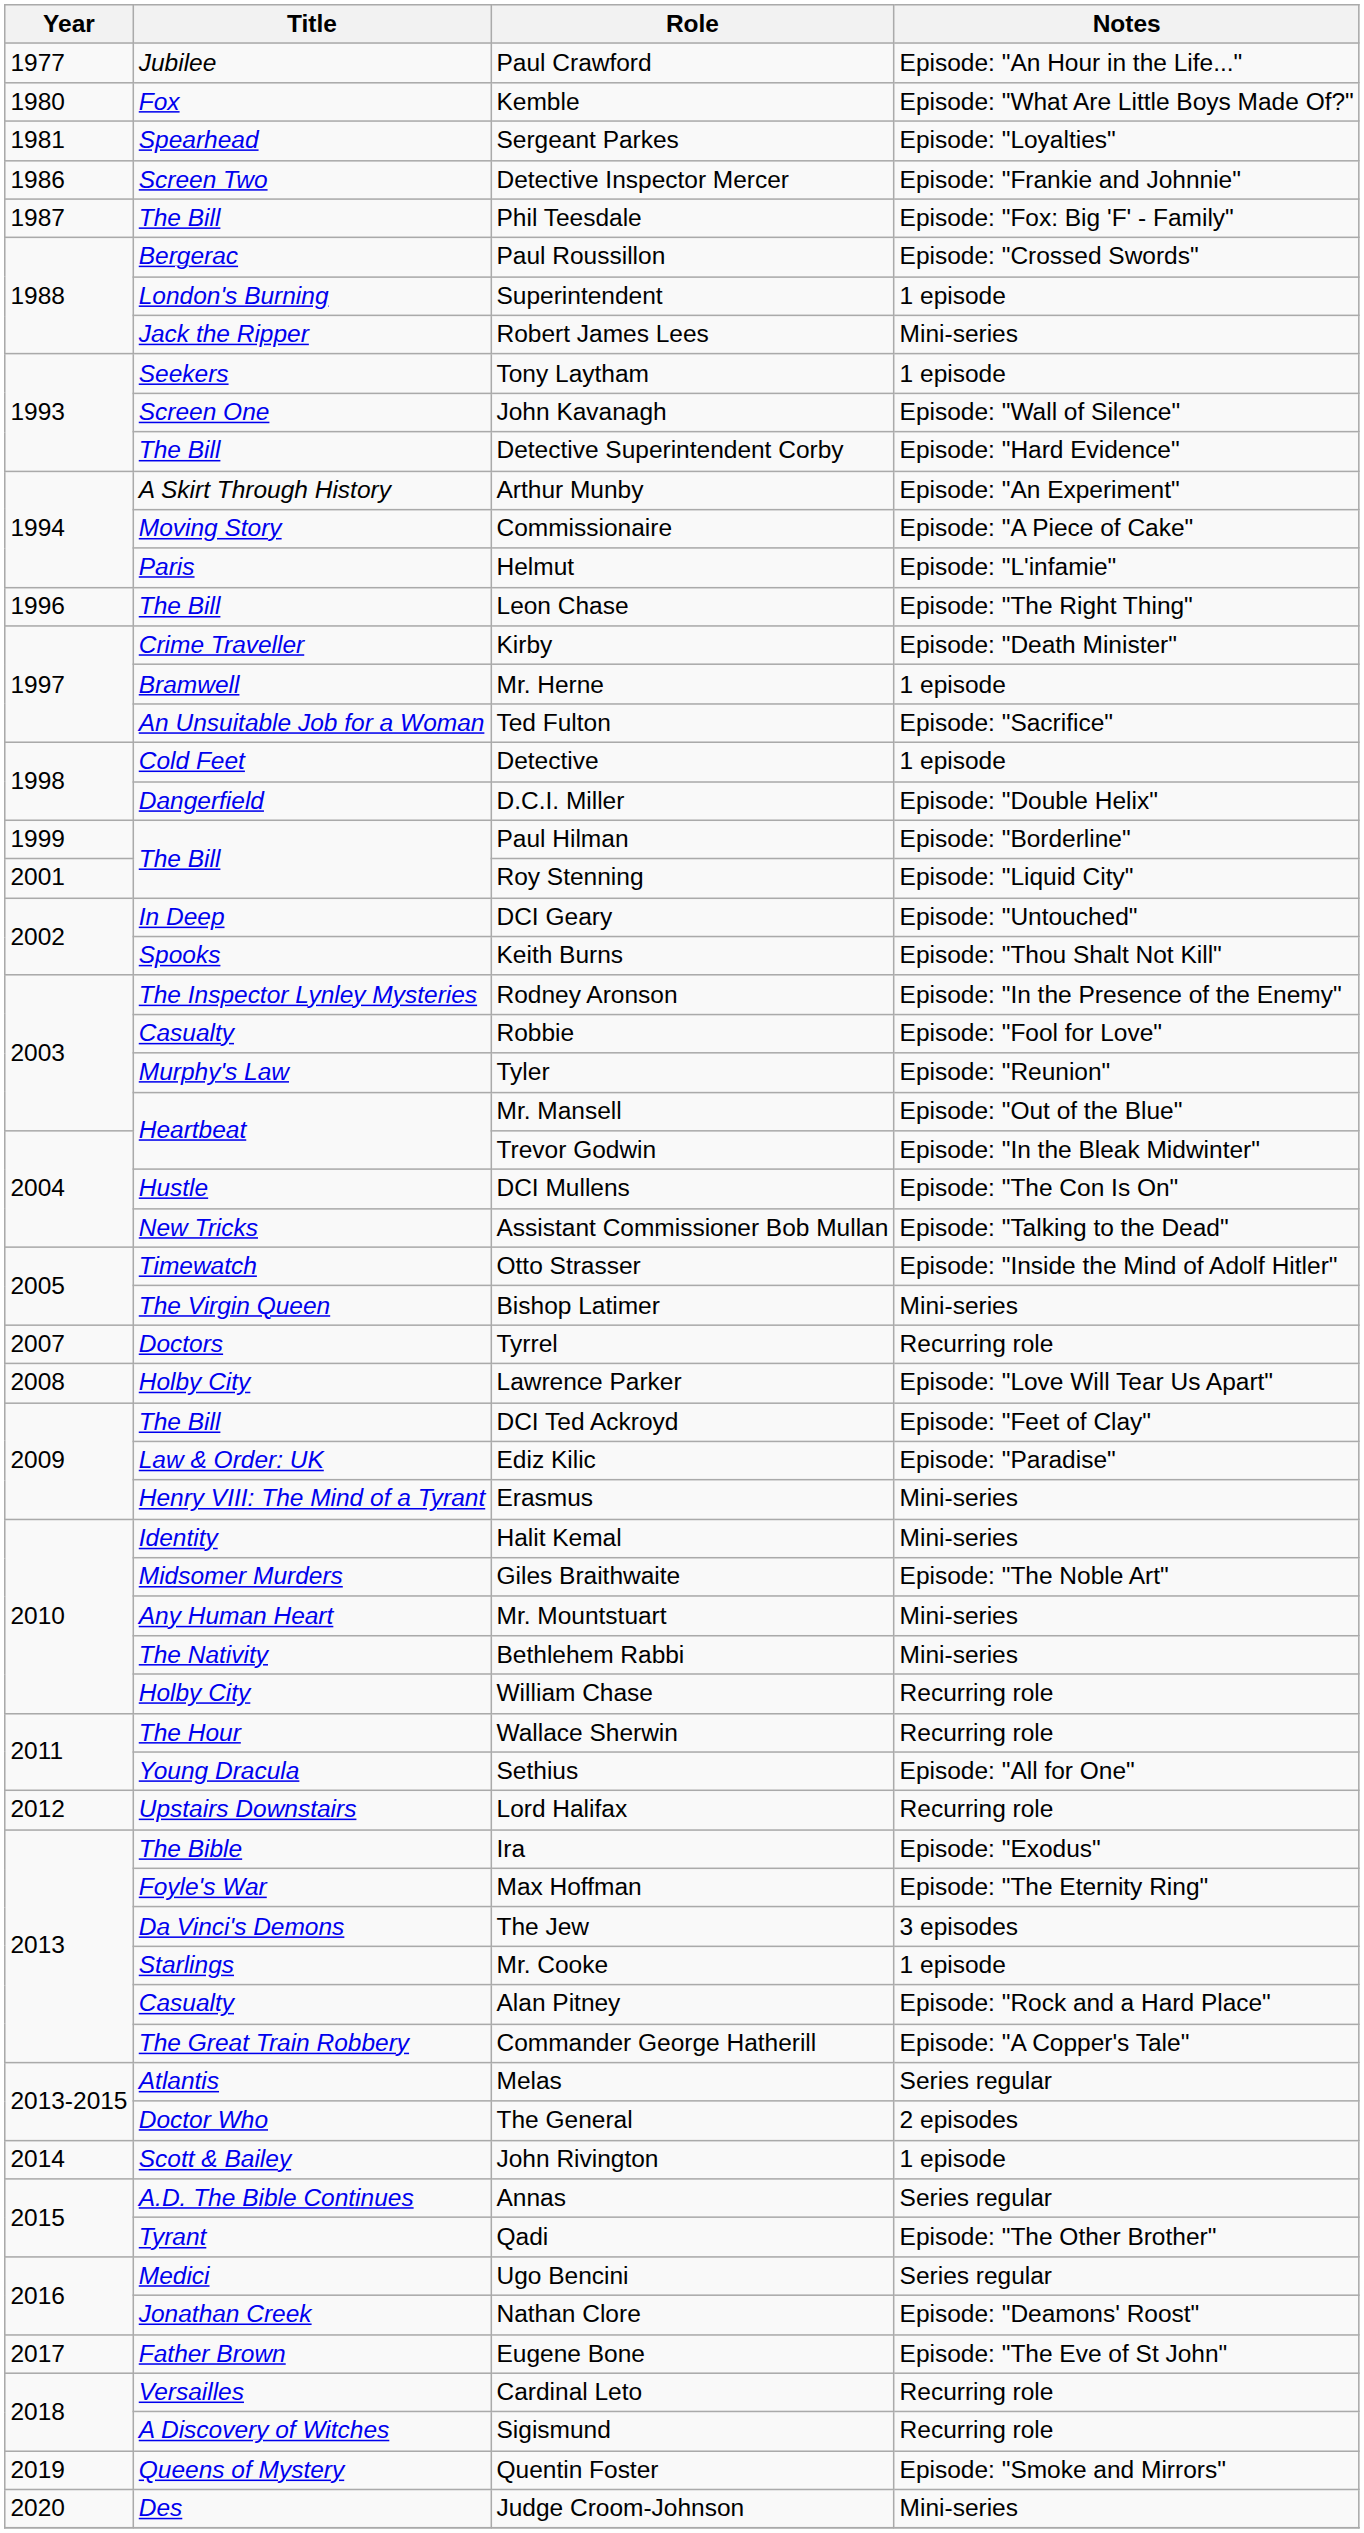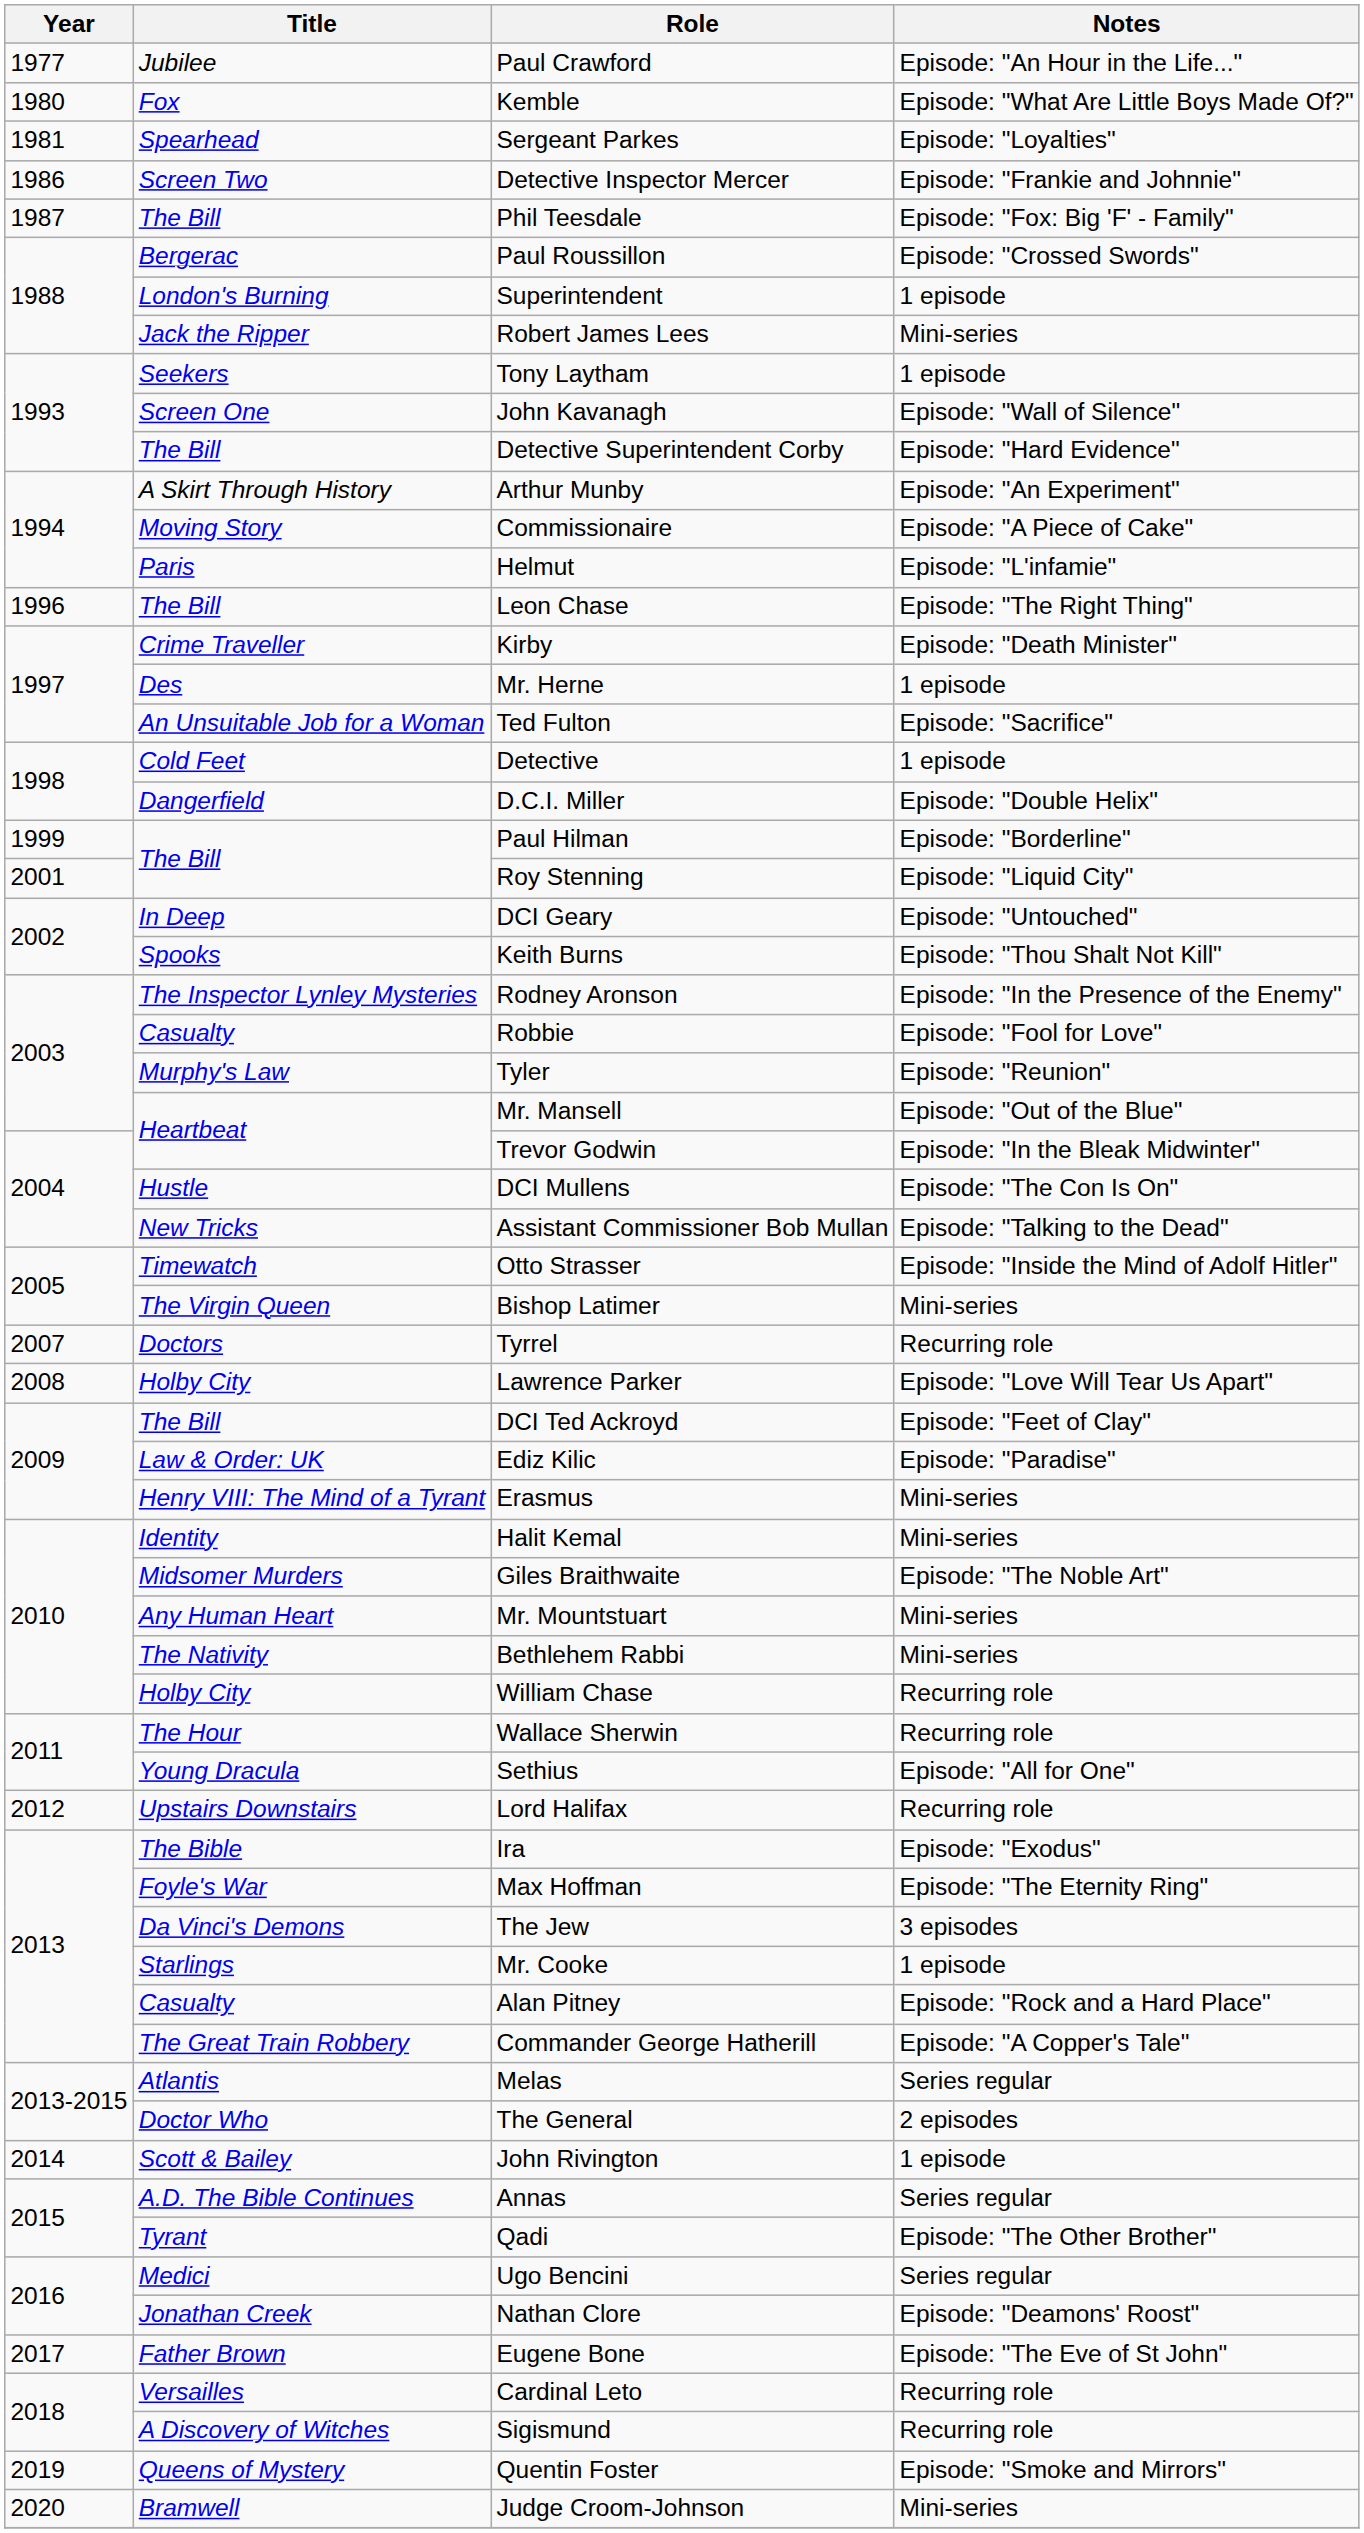(189, 683) Bramwell -> (161, 683) Des
(161, 2508) Des -> (189, 2508) Bramwell
